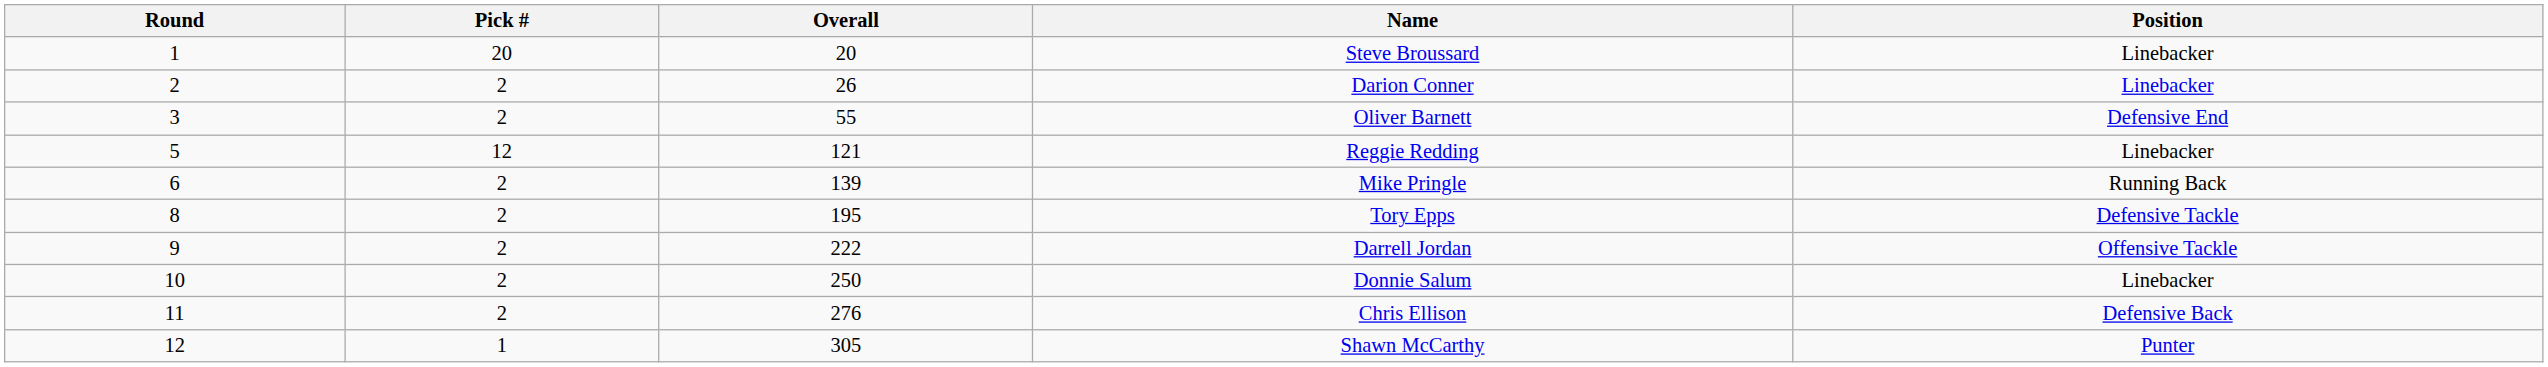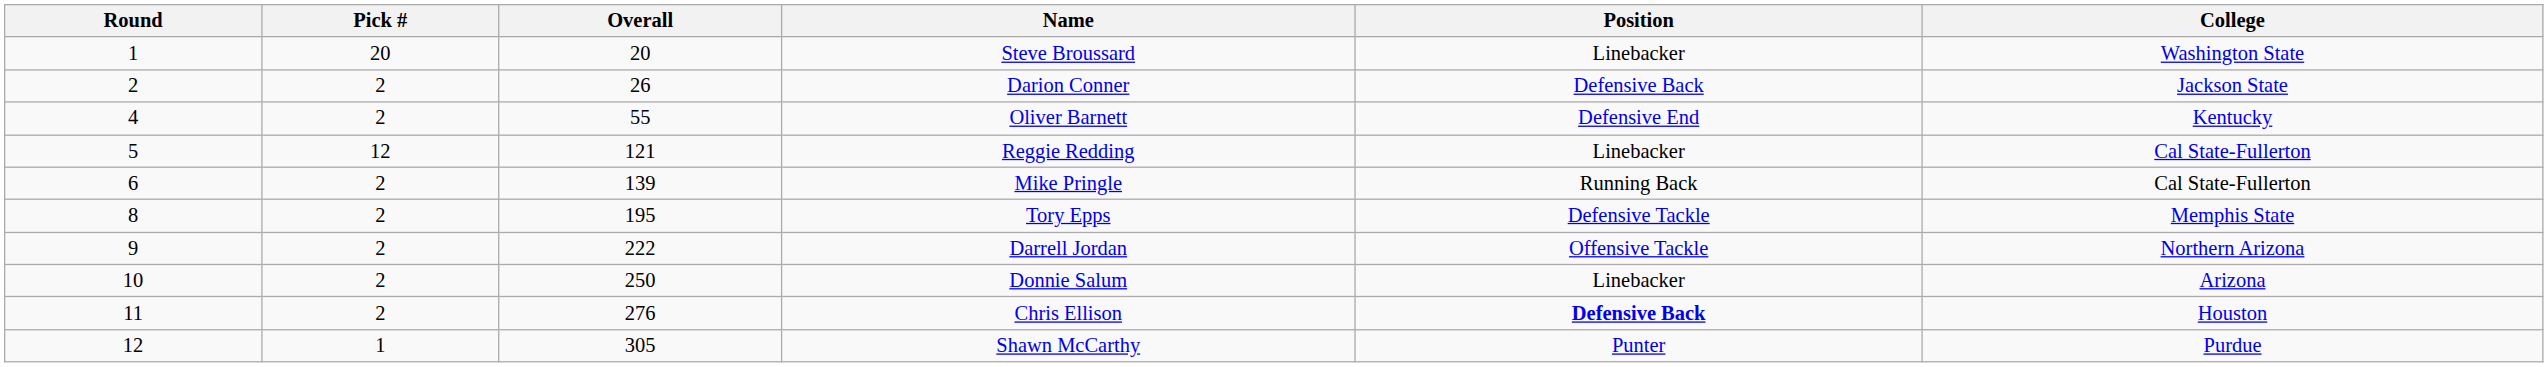+ column: (2232, 20)
(2168, 85) Linebacker -> (1639, 85) Defensive Back
(175, 118) 3 -> (133, 118) 4
(2168, 313) normal -> (1639, 313) bold
